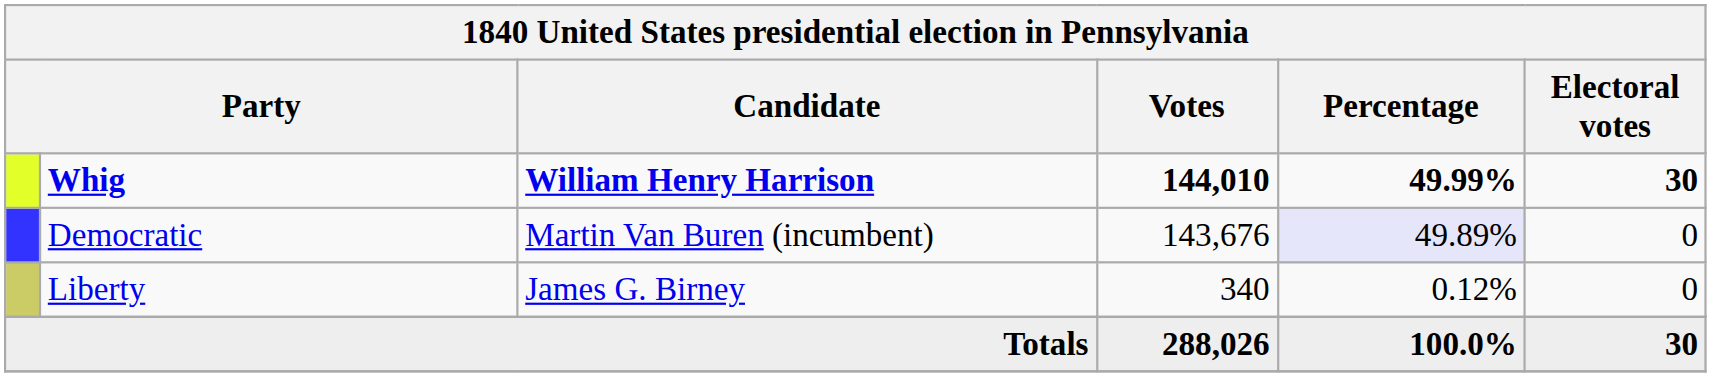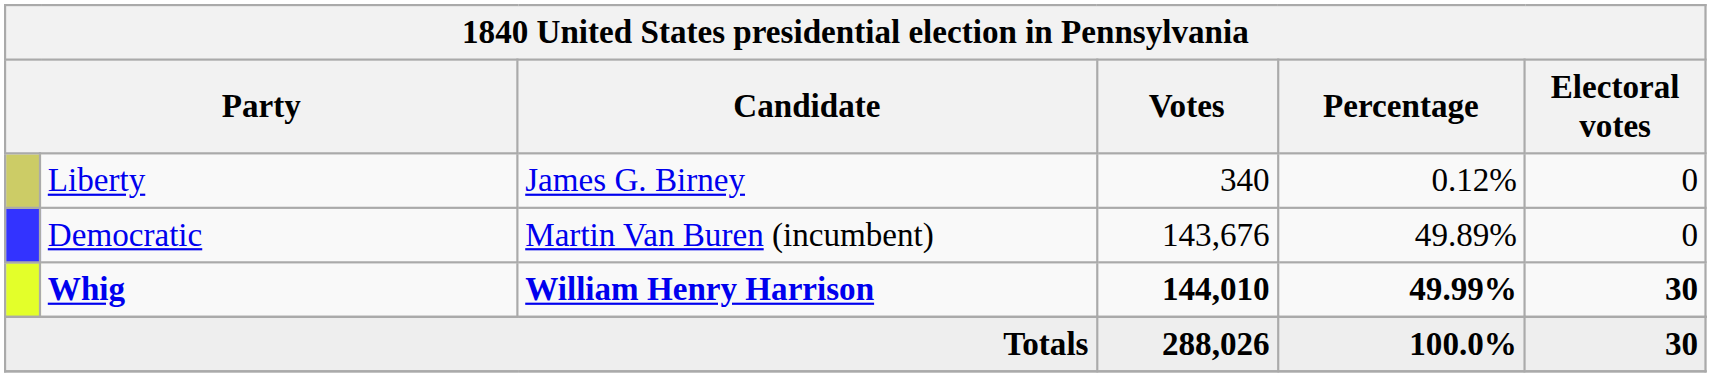rows swapped: (86, 180) <-> (97, 289)
(1466, 235) lavender background -> (1466, 235) no background
